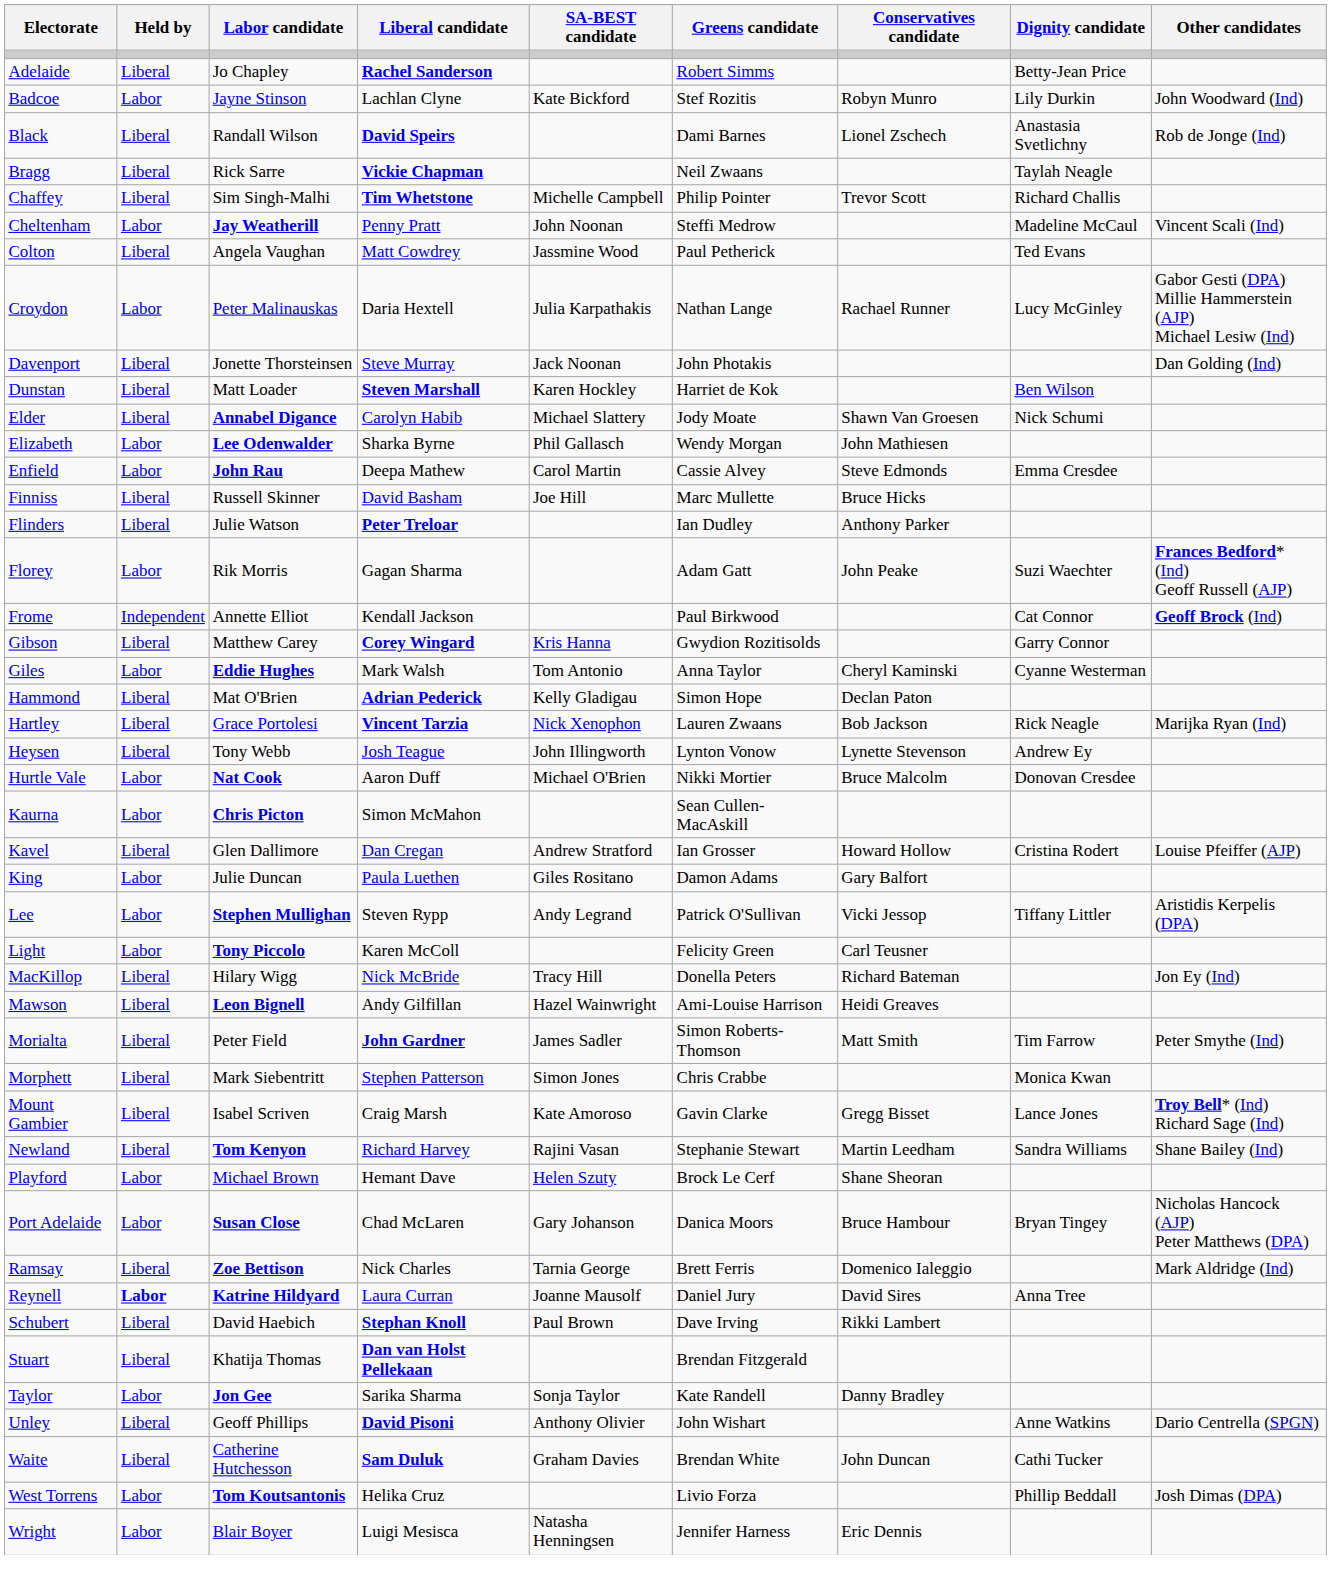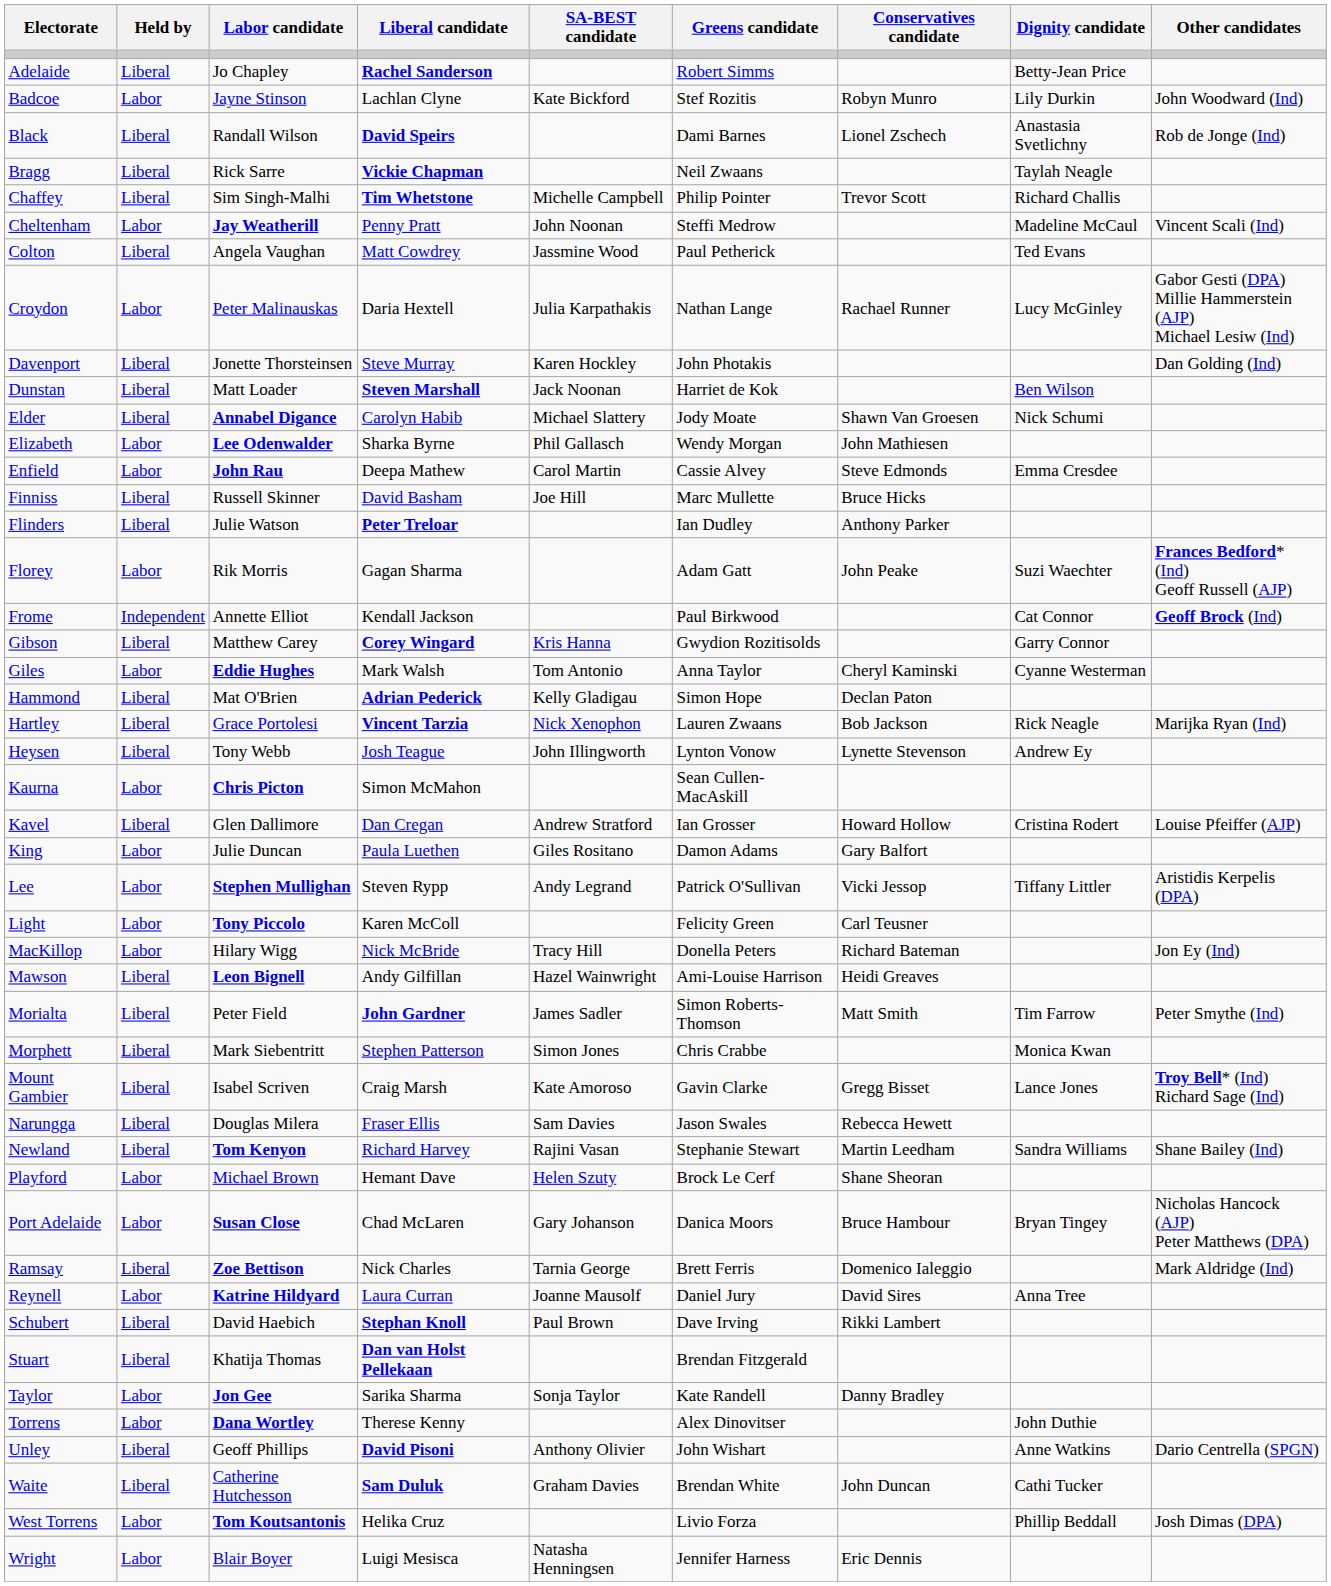(577, 363) Jack Noonan -> (585, 363) Karen Hockley
(585, 390) Karen Hockley -> (577, 390) Jack Noonan
- row: (47, 777)
(146, 977) Liberal -> (141, 950) Labor
+ row: (42, 1123)
(144, 1295) bold -> (141, 1295) normal
+ row: (34, 1422)
